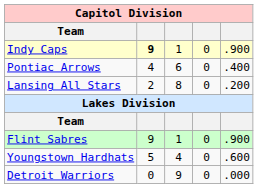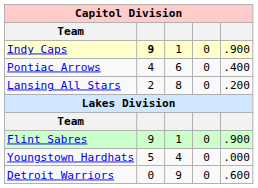(237, 157) .600 -> (237, 157) .000
(237, 175) .000 -> (237, 175) .600
